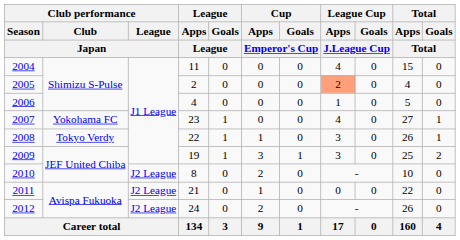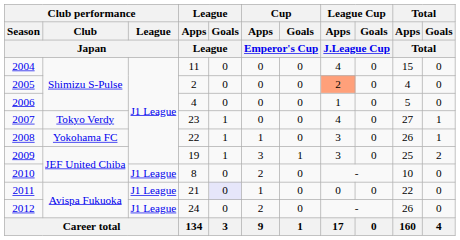(85, 119) Yokohama FC -> (85, 119) Tokyo Verdy
(85, 137) Tokyo Verdy -> (85, 137) Yokohama FC
(153, 173) J2 League -> (153, 173) J1 League
(153, 191) J2 League -> (153, 191) J1 League
(225, 191) no background -> (225, 191) lavender background
(153, 208) J2 League -> (153, 208) J1 League
